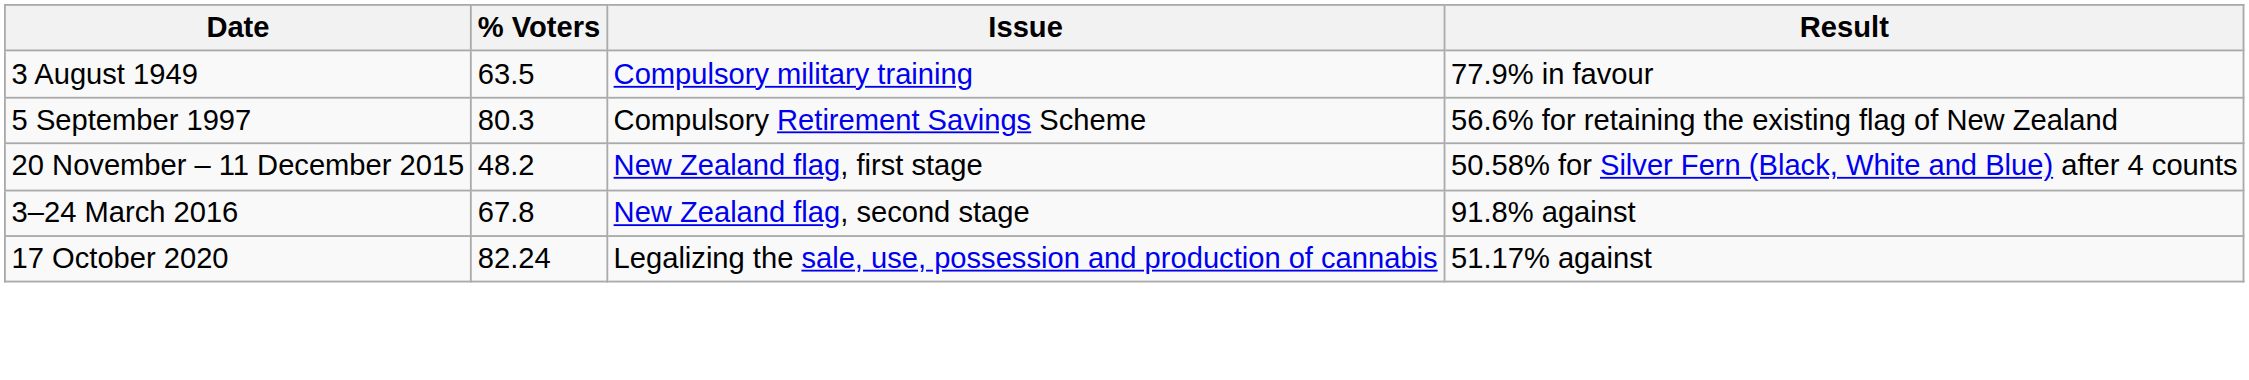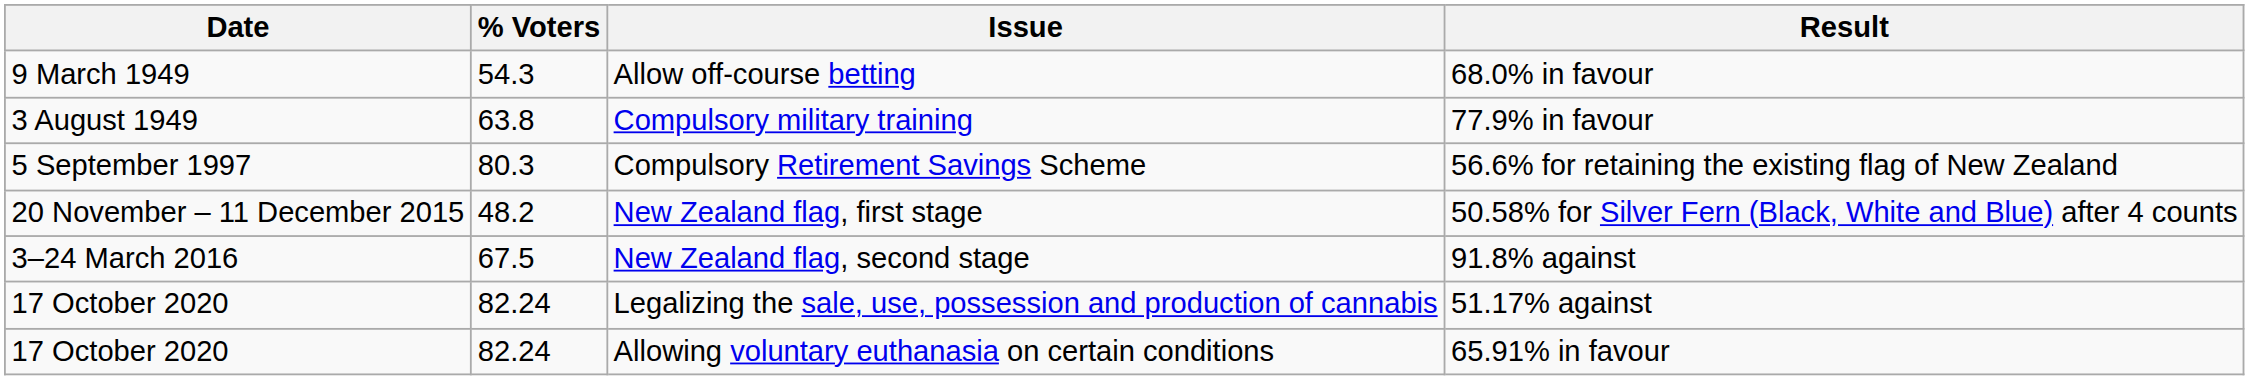+ row: (765, 73)
(506, 73) 63.5 -> (506, 119) 63.8
(506, 212) 67.8 -> (506, 258) 67.5
+ row: (944, 350)
